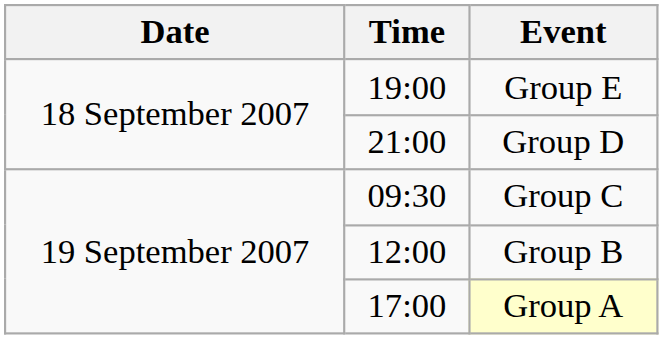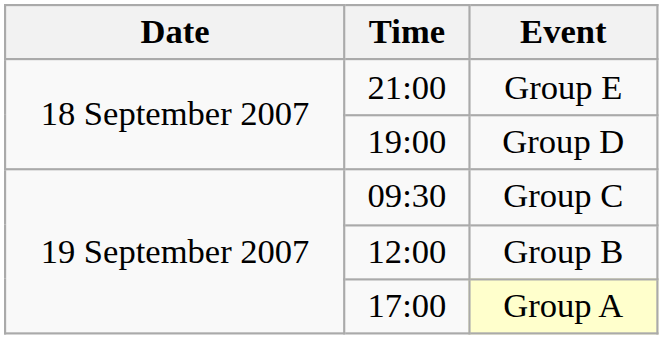(407, 86) 19:00 -> (407, 86) 21:00
(407, 141) 21:00 -> (407, 141) 19:00
